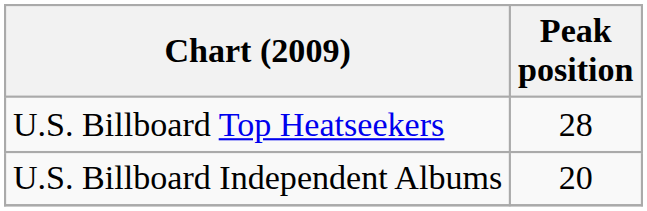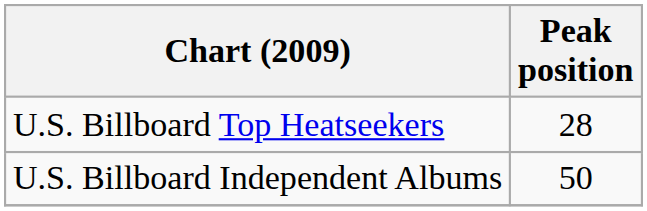(576, 177) 20 -> (576, 177) 50
